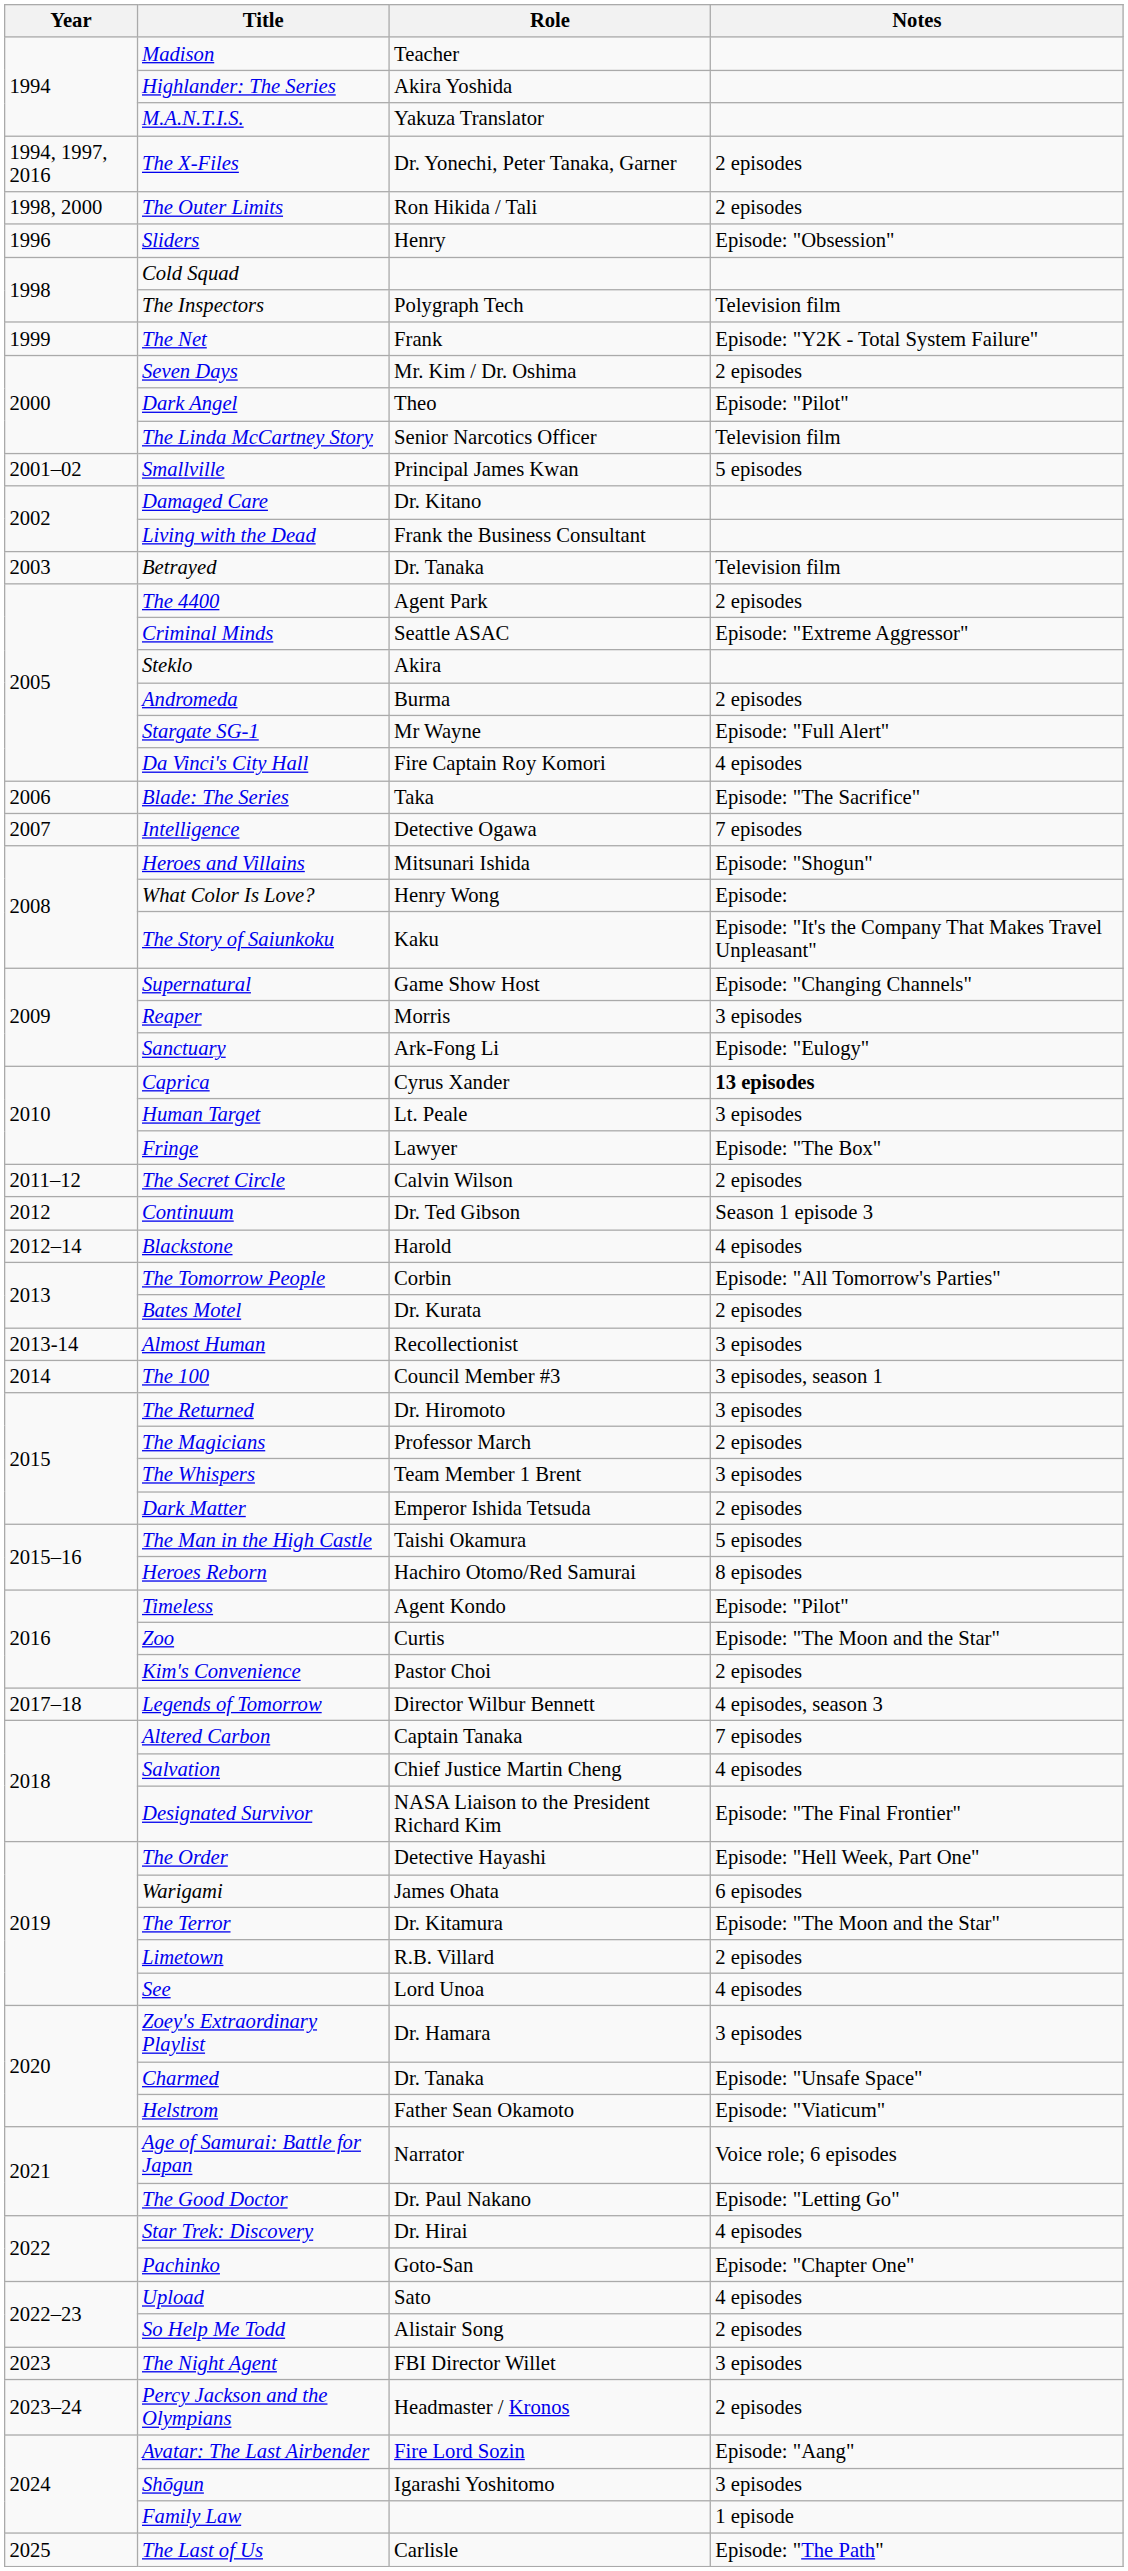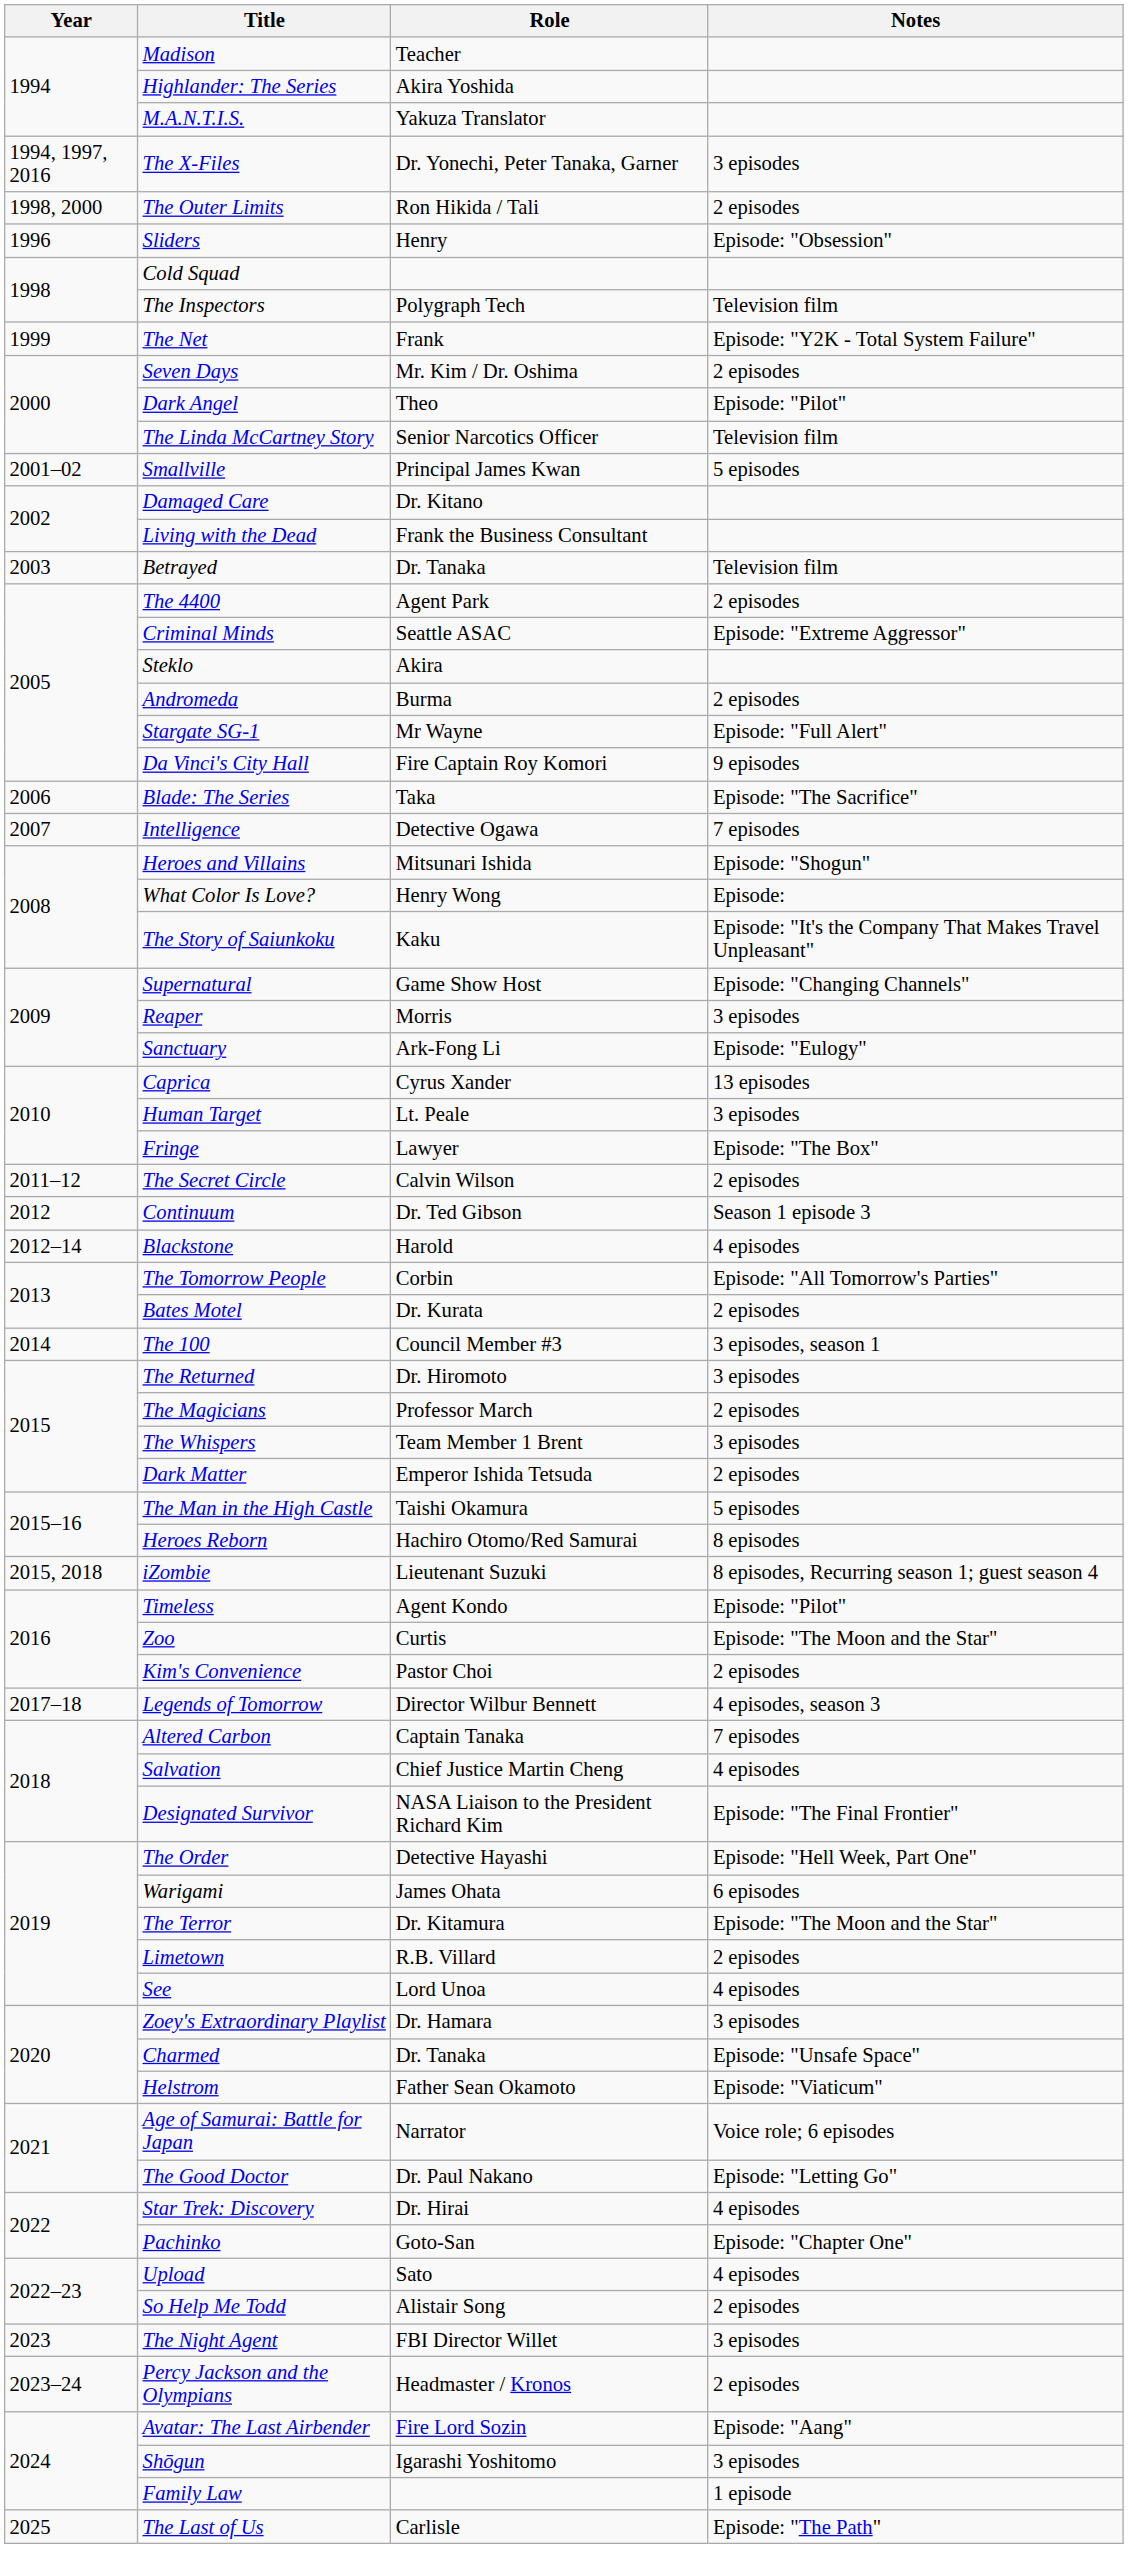(759, 163) 2 episodes -> (756, 163) 3 episodes
(759, 764) 4 episodes -> (756, 764) 9 episodes
(765, 1082) bold -> (761, 1082) normal
- row: (204, 1343)
+ row: (176, 1573)
